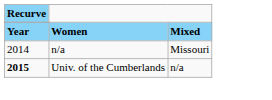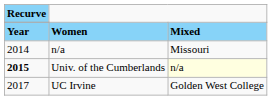(177, 67) no background -> (177, 67) lightyellow background
+ row: (74, 85)
